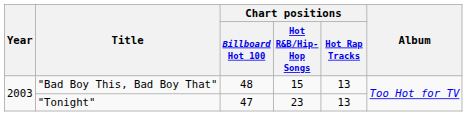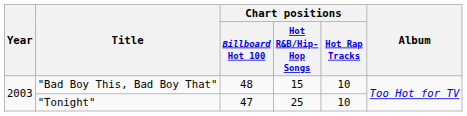(344, 85) 13 -> (344, 85) 10
(297, 102) 23 -> (297, 102) 25
(344, 102) 13 -> (344, 102) 10
